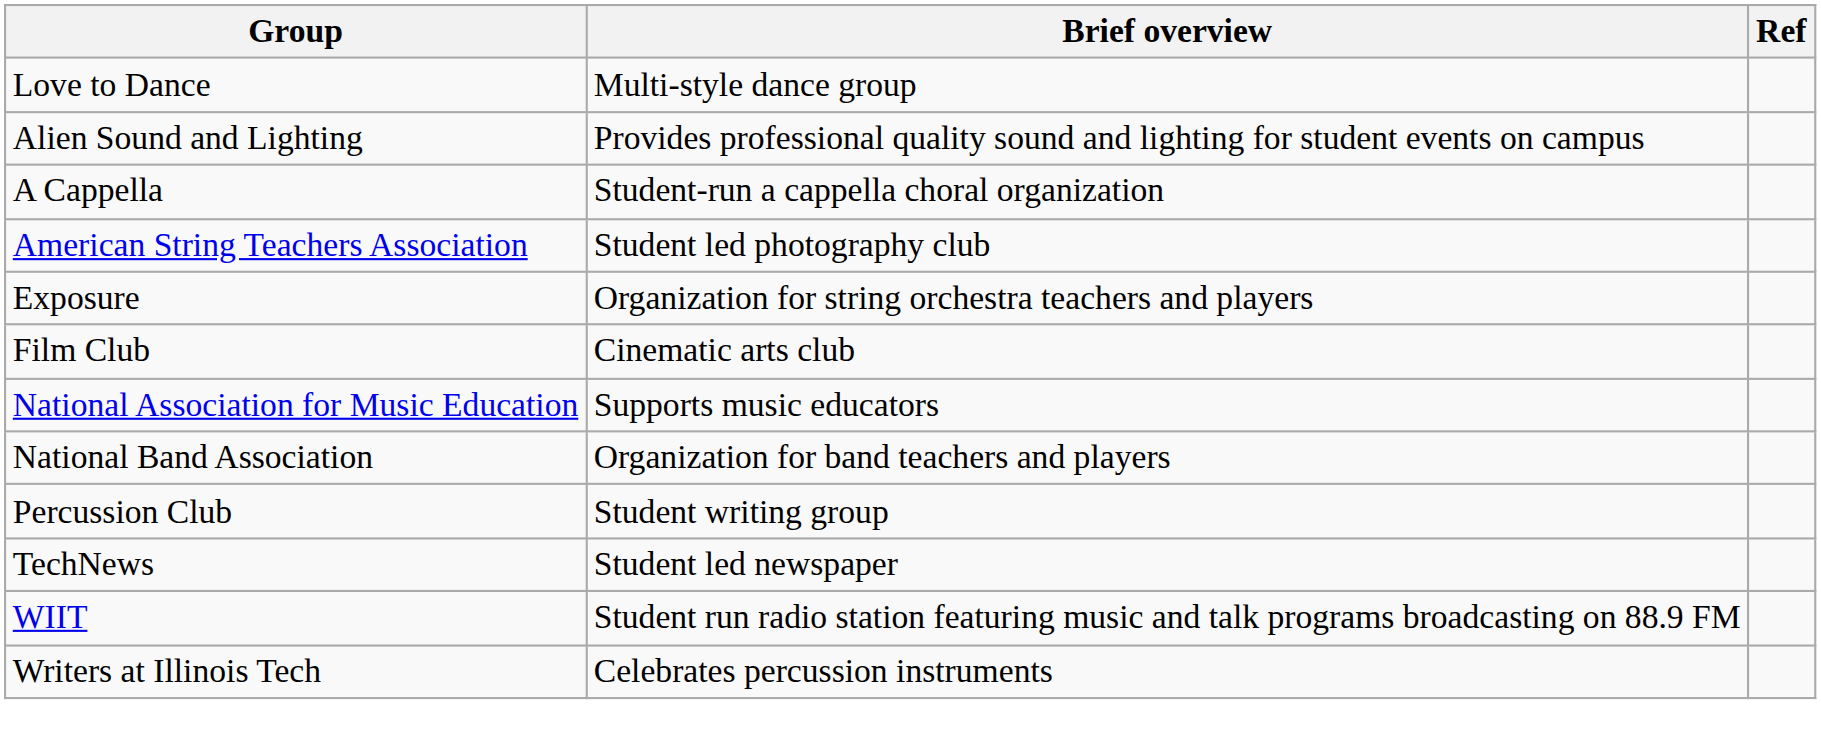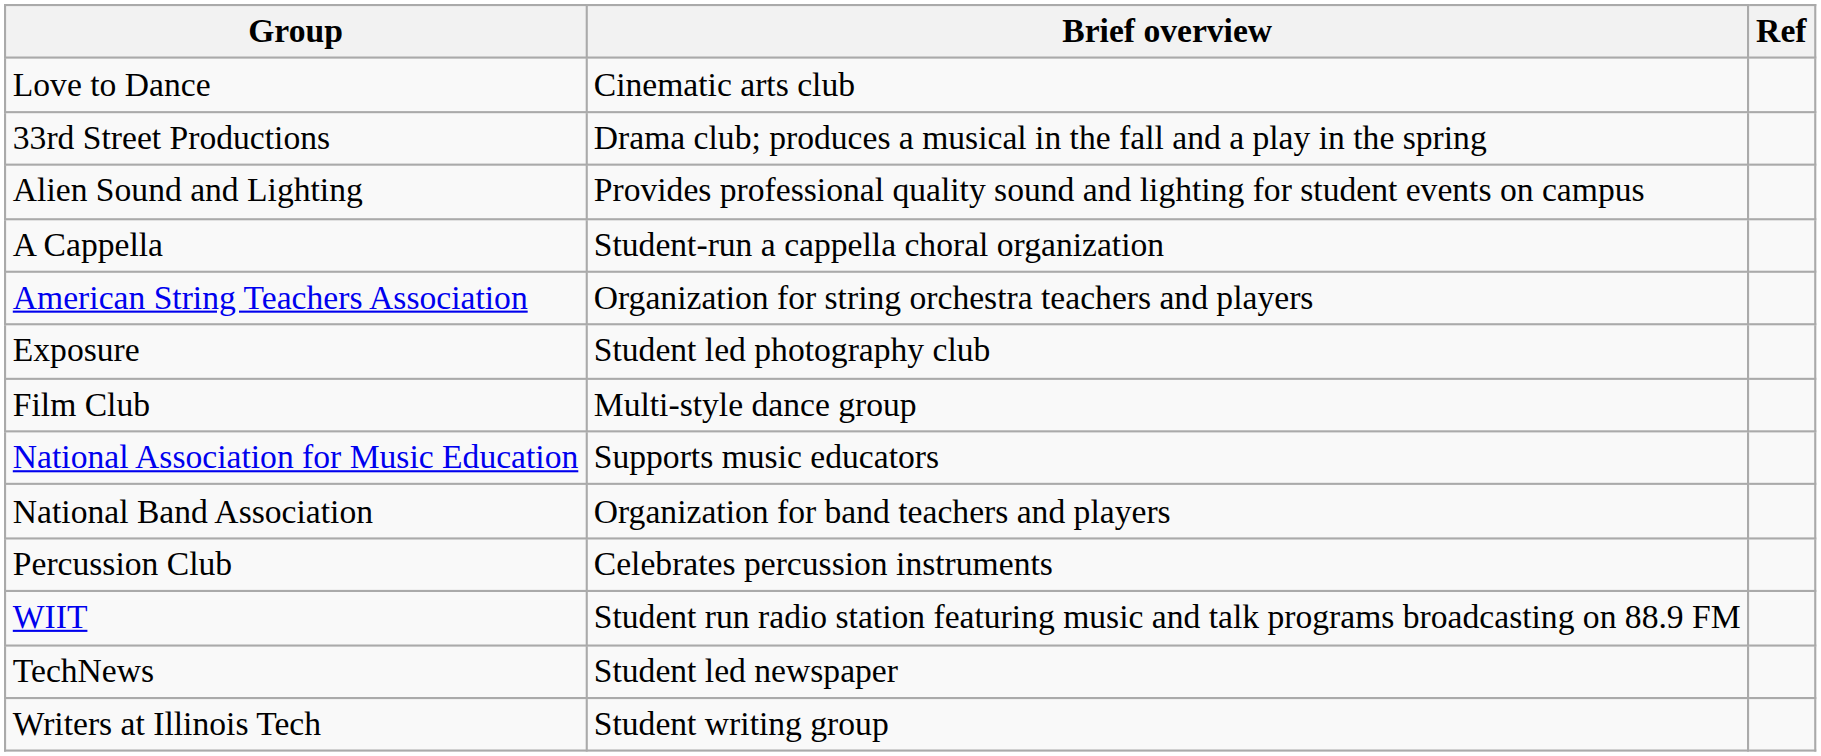(755, 84) Multi-style dance group -> (724, 84) Cinematic arts club
+ row: (171, 137)
(792, 244) Student led photography club -> (954, 297) Organization for string orchestra teachers and players
(954, 297) Organization for string orchestra teachers and players -> (792, 350) Student led photography club
(724, 350) Cinematic arts club -> (755, 404) Multi-style dance group
(741, 510) Student writing group -> (823, 564) Celebrates percussion instruments
rows swapped: (83, 564) <-> (50, 617)
(823, 670) Celebrates percussion instruments -> (741, 723) Student writing group
